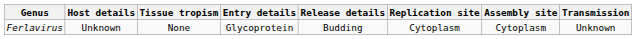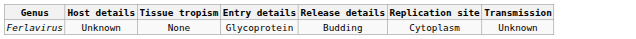- column: (521, 12)
